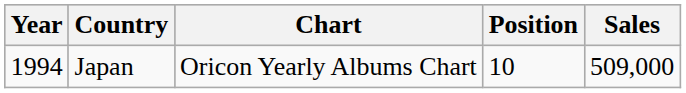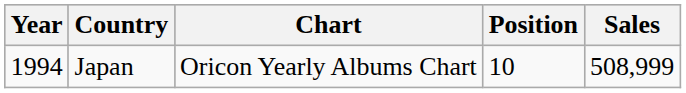(632, 66) 509,000 -> (632, 66) 508,999
